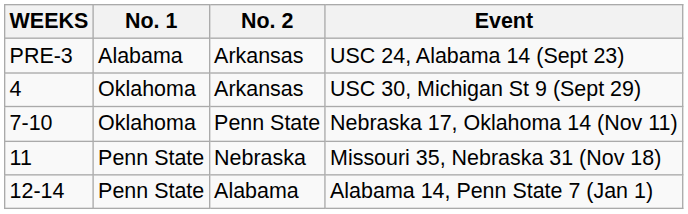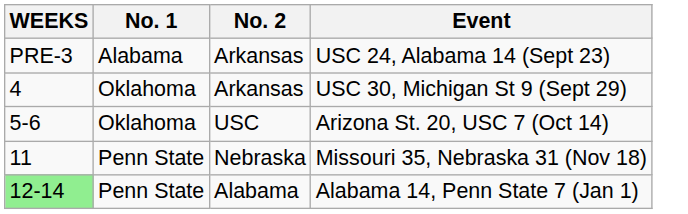+ row: (462, 123)
- row: (504, 123)
(37, 191) no background -> (37, 191) lightgreen background
